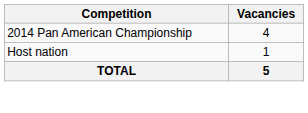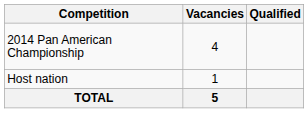+ column: (275, 14)
